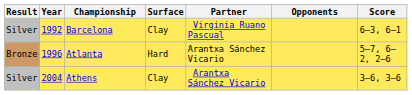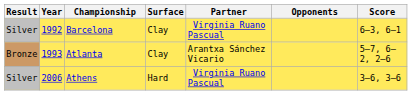(52, 54) 1996 -> (52, 54) 1993
(158, 54) Hard -> (158, 54) Clay
(52, 78) 2004 -> (52, 78) 2006
(158, 78) Clay -> (158, 78) Hard
(227, 78) Arantxa Sánchez Vicario -> (227, 78) Virginia Ruano Pascual
